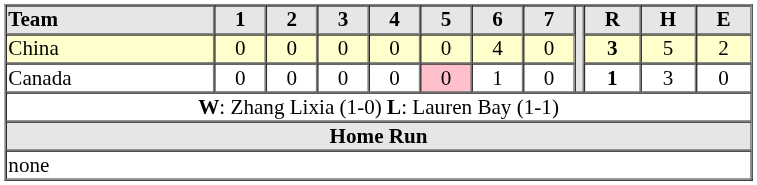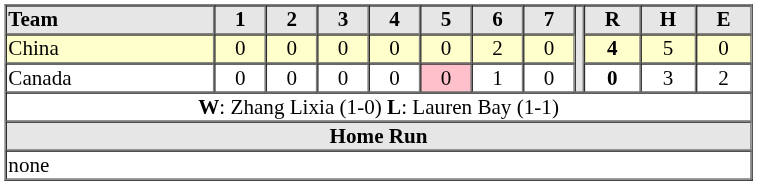(498, 48) 4 -> (498, 48) 2
(612, 48) 3 -> (612, 48) 4
(724, 48) 2 -> (724, 48) 0
(612, 77) 1 -> (612, 77) 0
(724, 77) 0 -> (724, 77) 2
